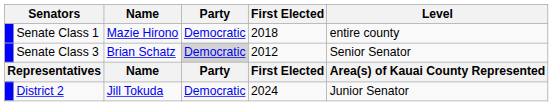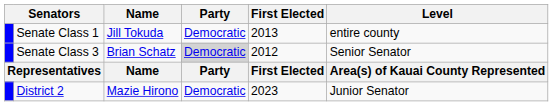(143, 33) Mazie Hirono -> (135, 33) Jill Tokuda
(265, 33) 2018 -> (265, 33) 2013
(135, 91) Jill Tokuda -> (143, 91) Mazie Hirono
(265, 91) 2024 -> (265, 91) 2023
